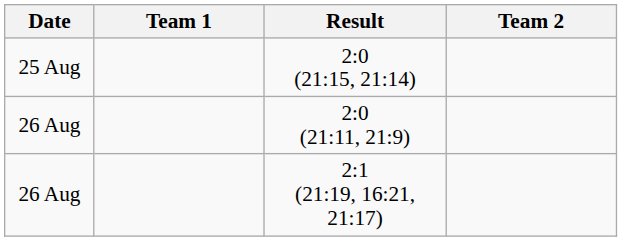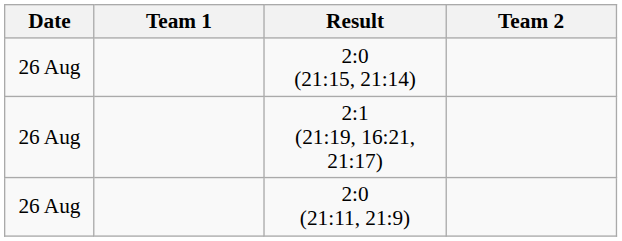(49, 67) 25 Aug -> (49, 67) 26 Aug
rows swapped: (355, 194) <-> (355, 124)
